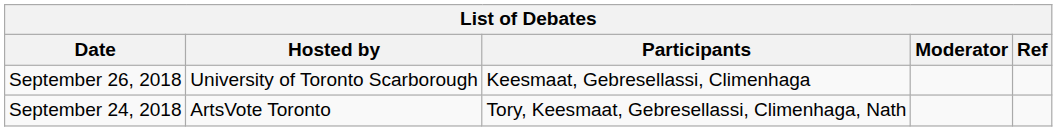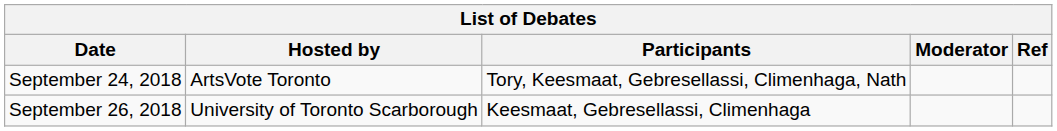rows swapped: (95, 110) <-> (95, 79)
